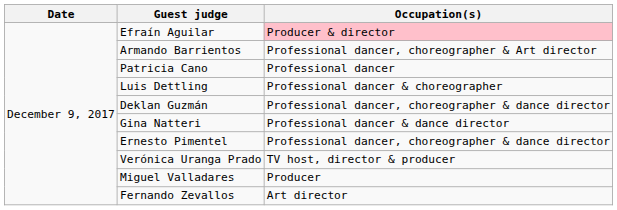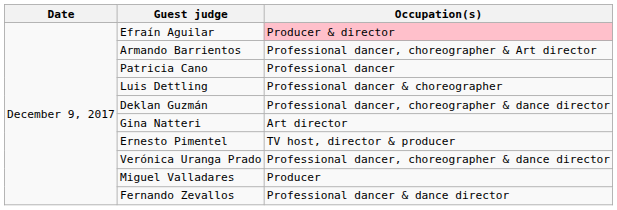(388, 123) Professional dancer & dance director -> (307, 123) Art director
(438, 141) Professional dancer, choreographer & dance director -> (361, 141) TV host, director & producer
(361, 159) TV host, director & producer -> (438, 159) Professional dancer, choreographer & dance director
(307, 196) Art director -> (388, 196) Professional dancer & dance director
